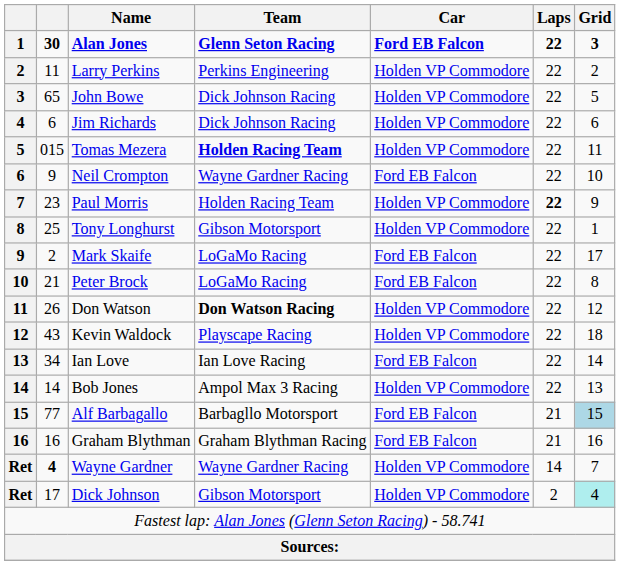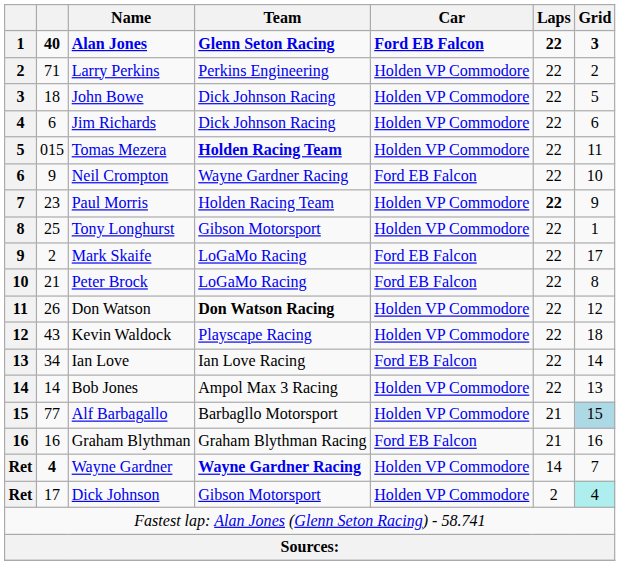(52, 43) 30 -> (52, 43) 40
(52, 70) 11 -> (52, 70) 71
(52, 96) 65 -> (52, 96) 18
(425, 414) Ford EB Falcon -> (452, 414) Holden VP Commodore
(273, 467) normal -> (280, 467) bold
